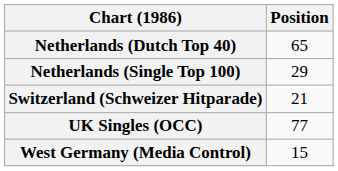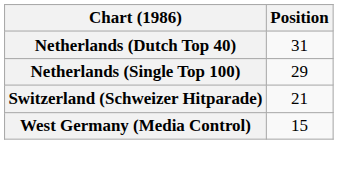(300, 44) 65 -> (300, 44) 31
- row: (135, 125)
